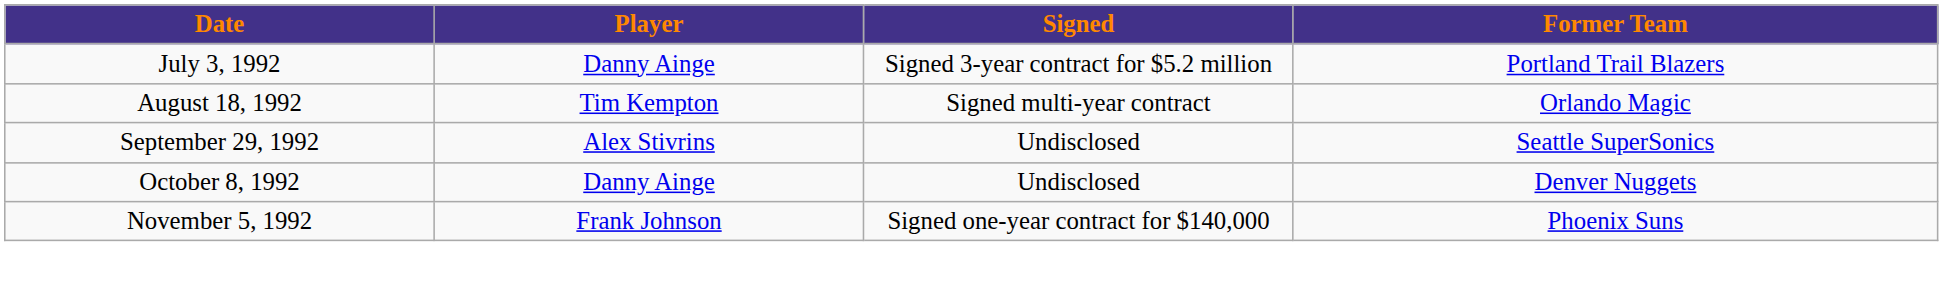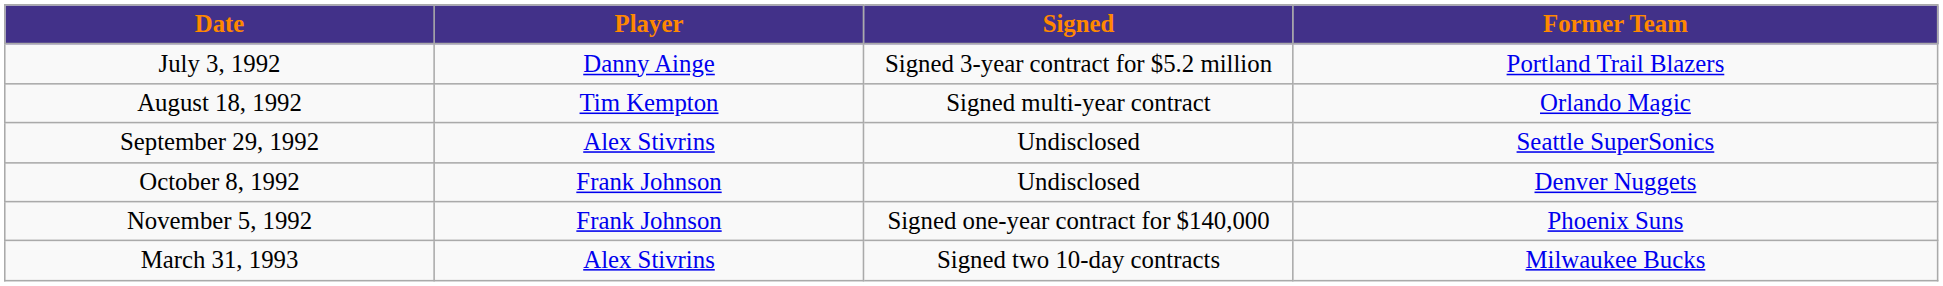(649, 181) Danny Ainge -> (649, 181) Frank Johnson
+ row: (220, 260)
